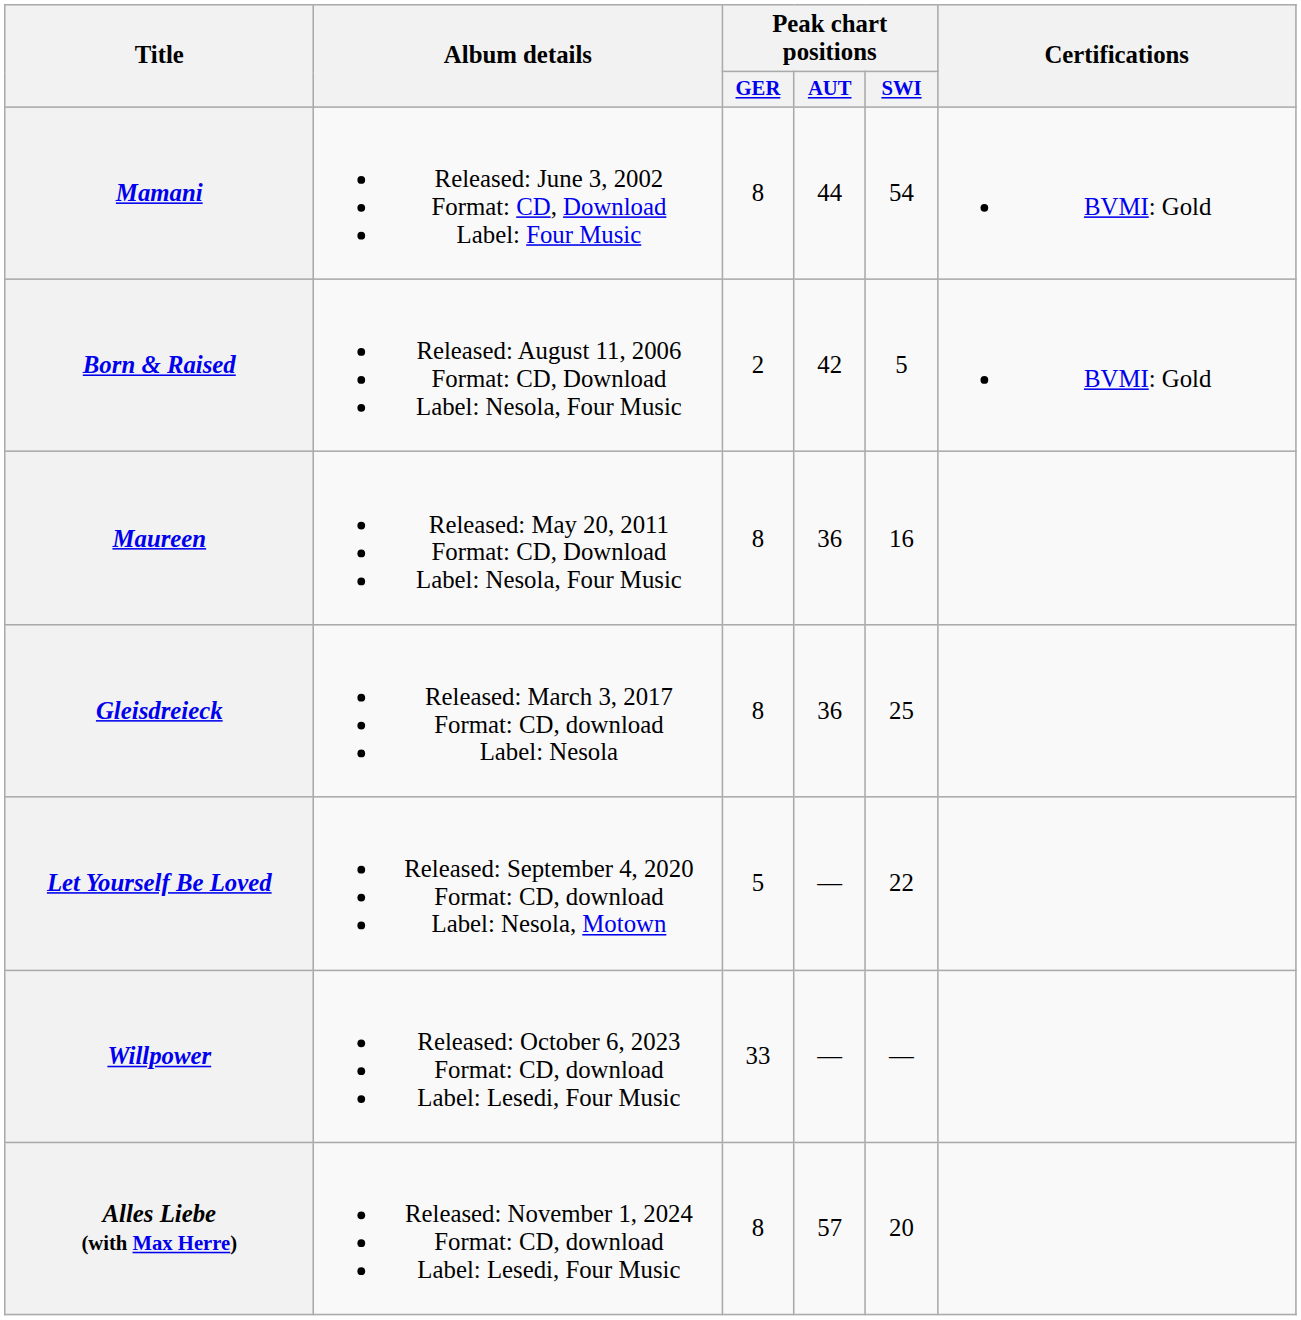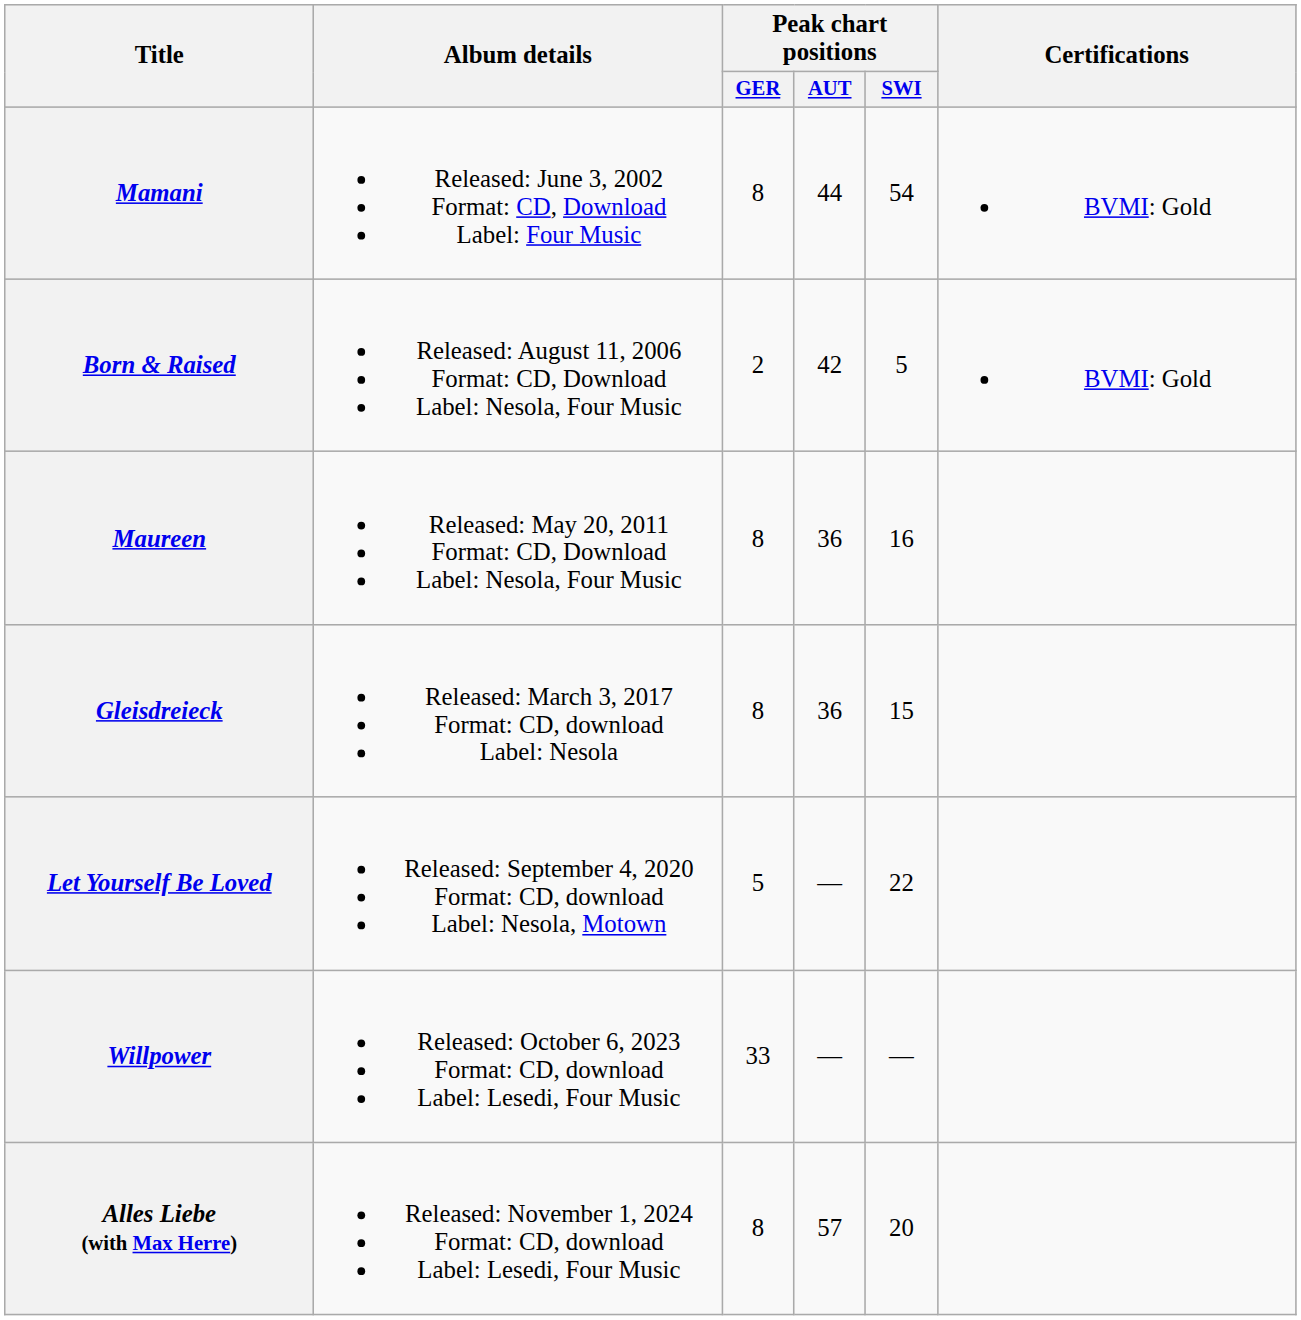(901, 710) 25 -> (901, 710) 15
